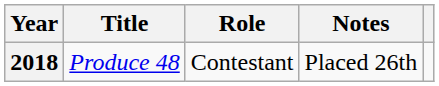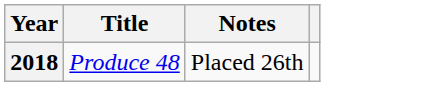- column: (242, 23)
